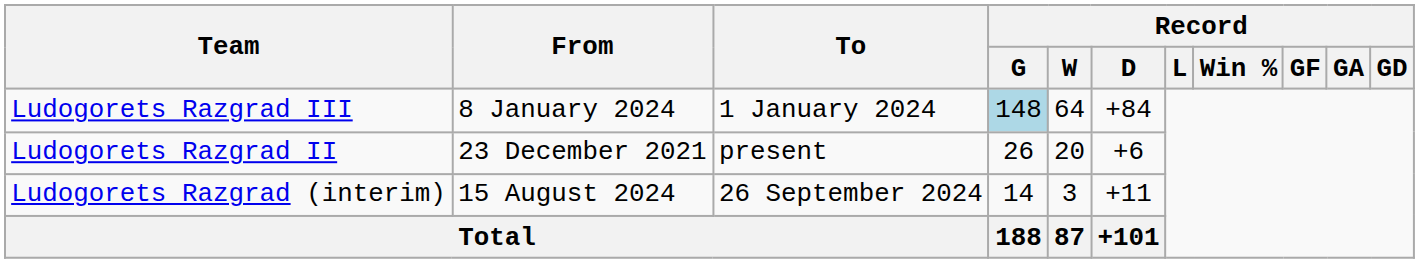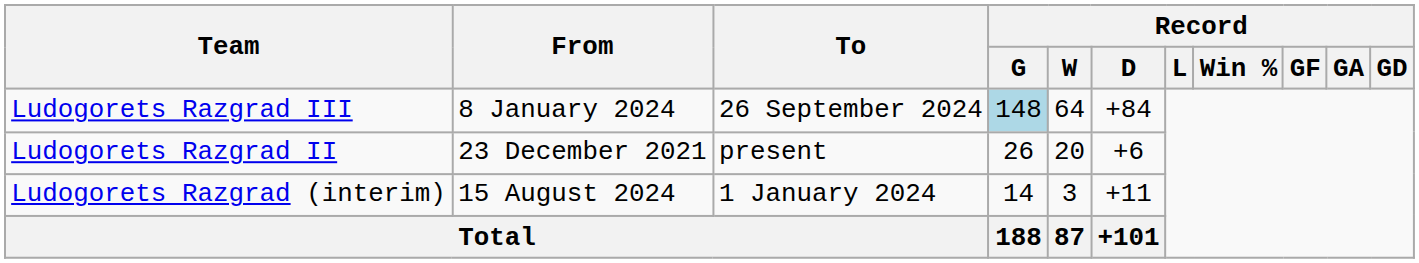(828, 110) 1 January 2024 -> (851, 110) 26 September 2024
(851, 195) 26 September 2024 -> (828, 195) 1 January 2024
